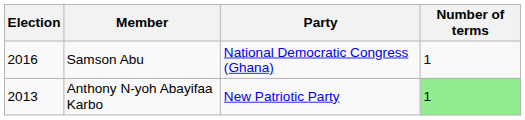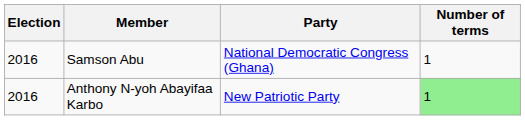(23, 96) 2013 -> (23, 96) 2016
